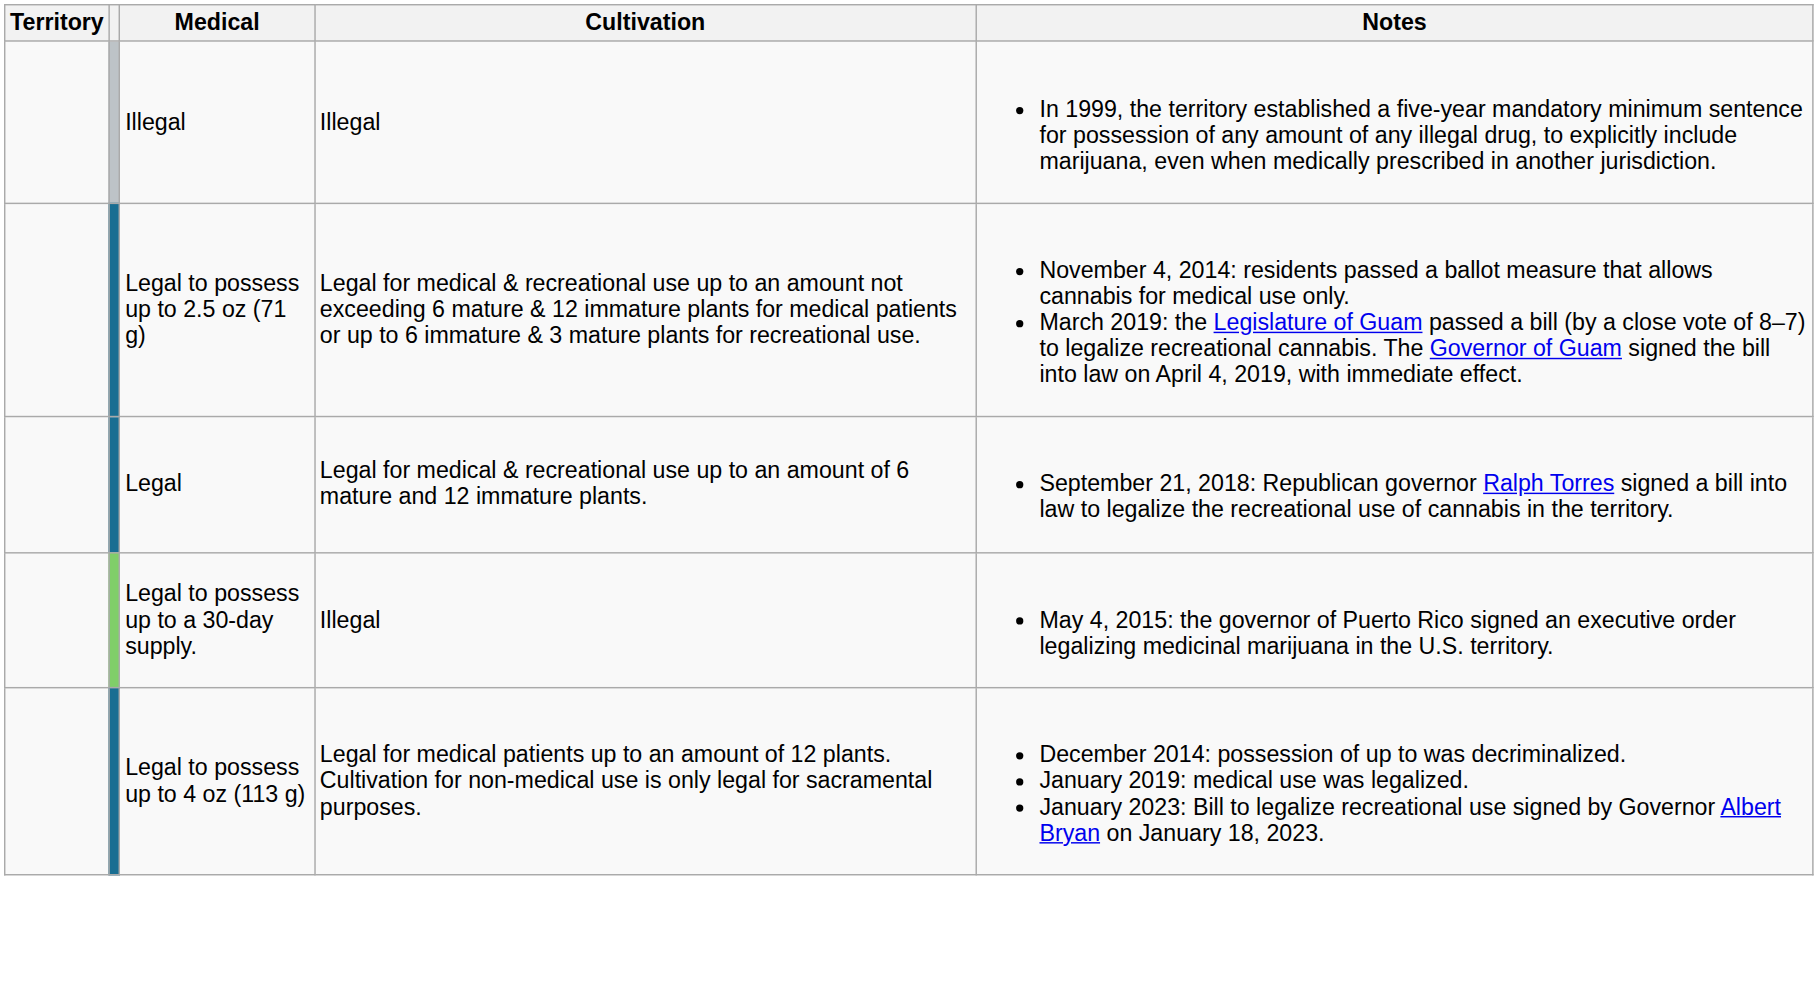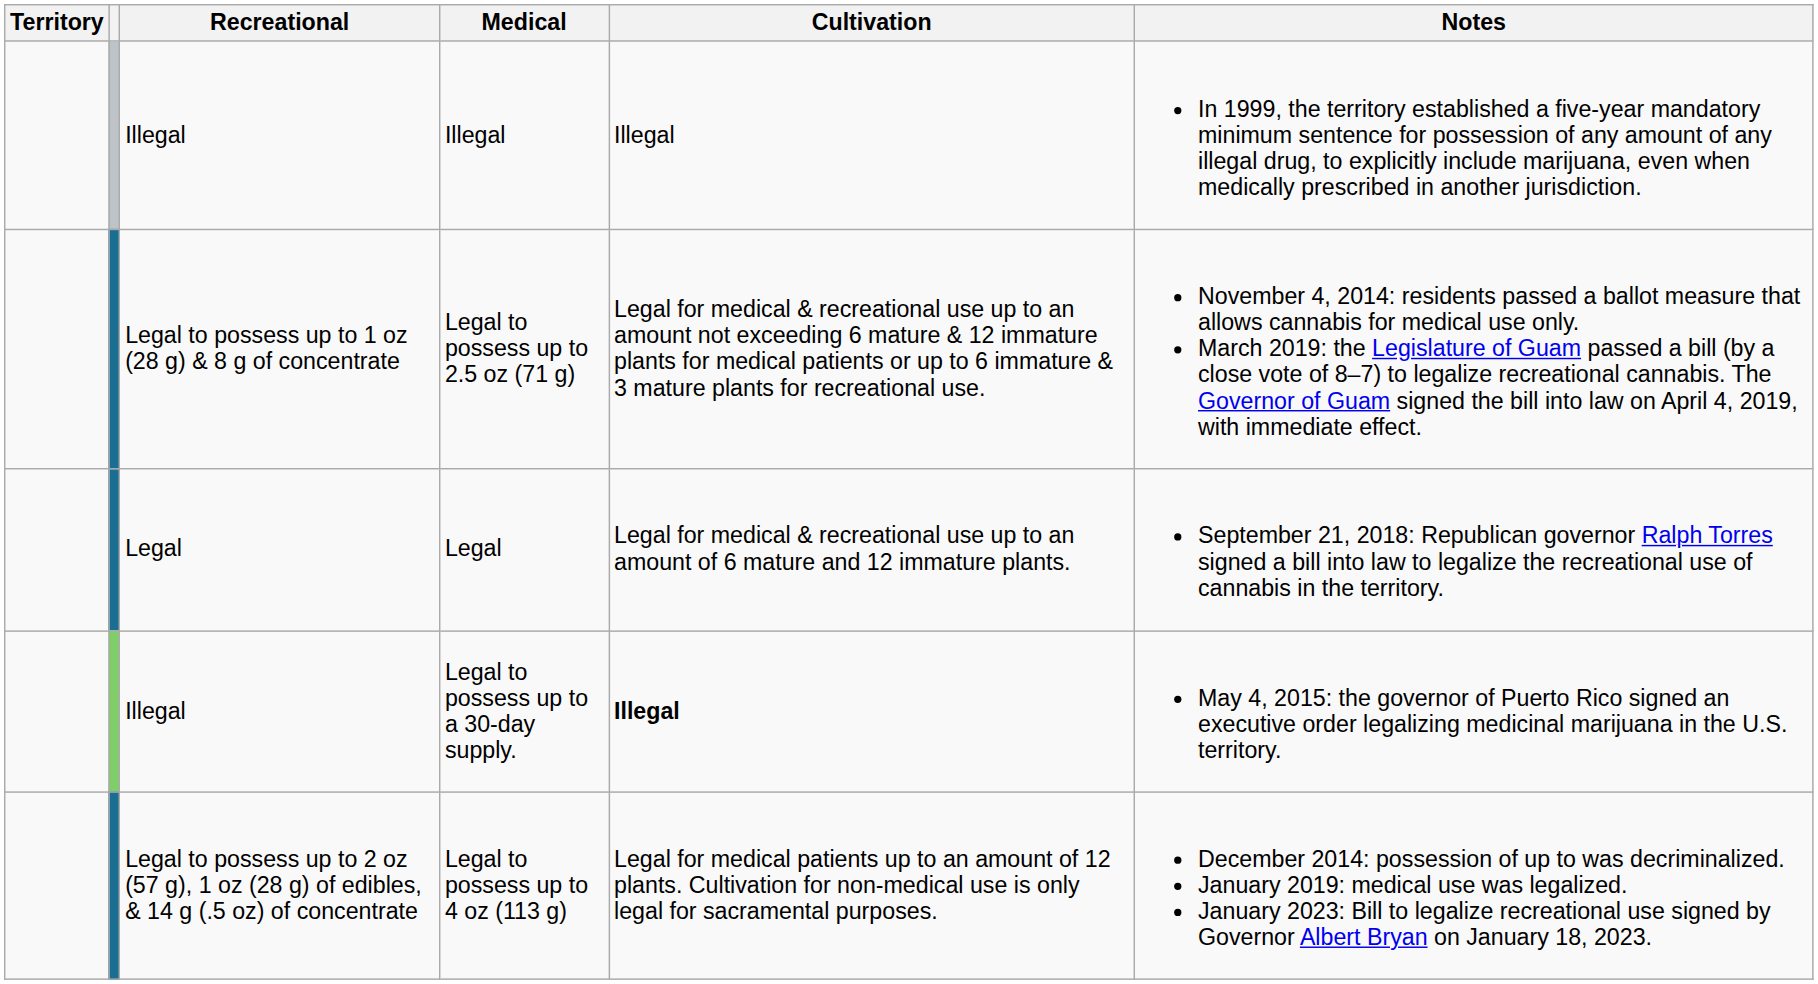+ column: (280, 22)
(350, 619) normal -> (647, 710) bold
